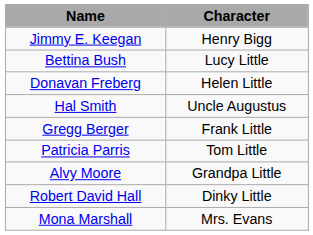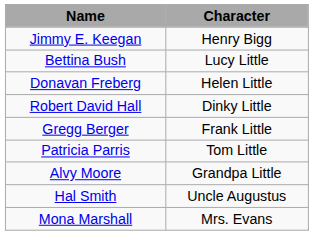rows swapped: (86, 106) <-> (86, 196)
